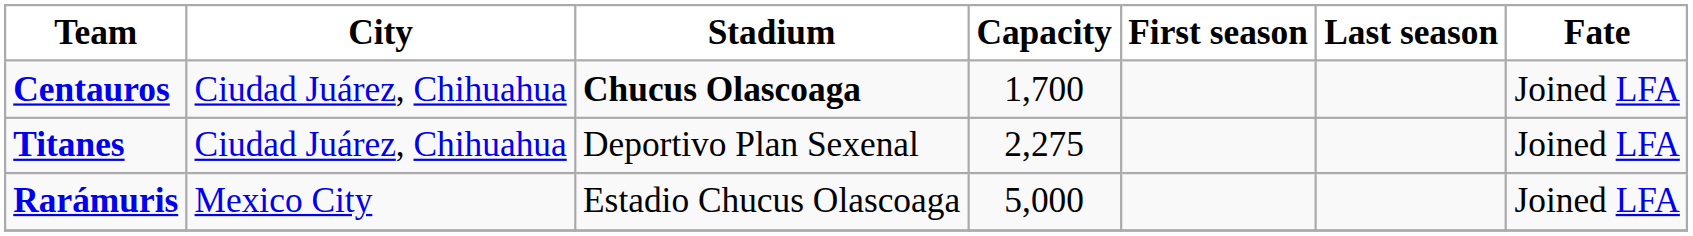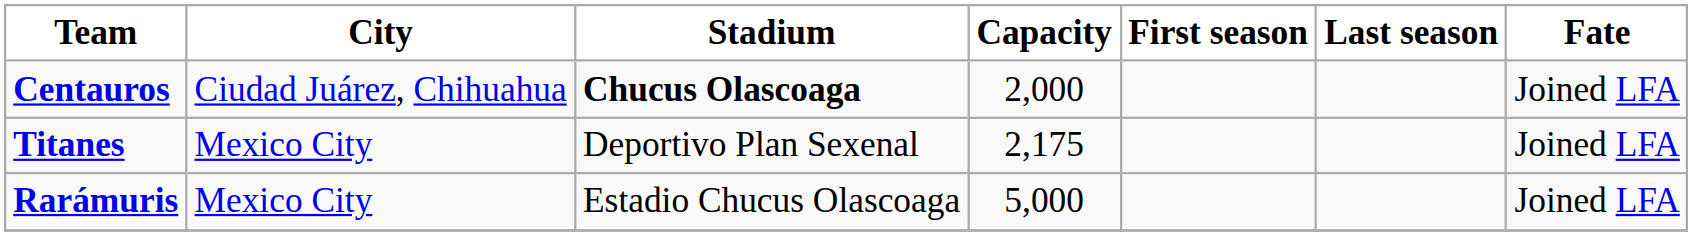(1044, 88) 1,700 -> (1044, 88) 2,000
(381, 144) Ciudad Juárez, Chihuahua -> (283, 144) Mexico City
(1044, 144) 2,275 -> (1044, 144) 2,175
